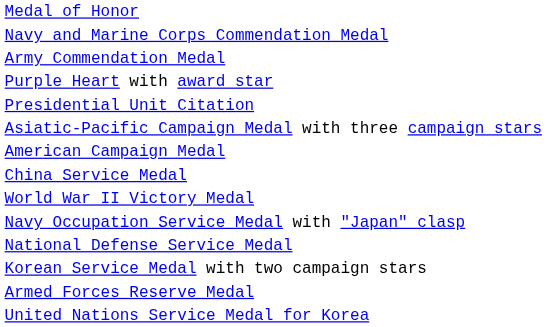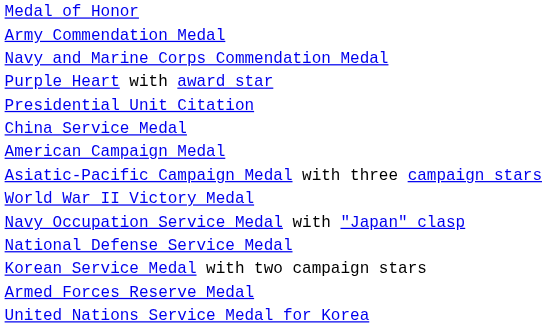rows swapped: (197, 35) <-> (115, 59)
rows swapped: (96, 176) <-> (273, 129)
